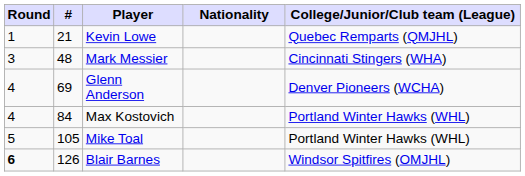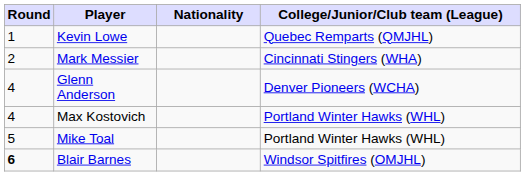- column: (68, 15)
(11, 58) 3 -> (11, 58) 2
